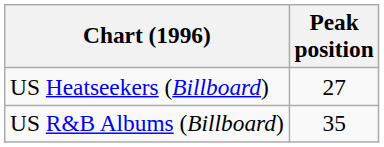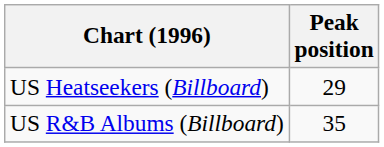(334, 86) 27 -> (334, 86) 29
